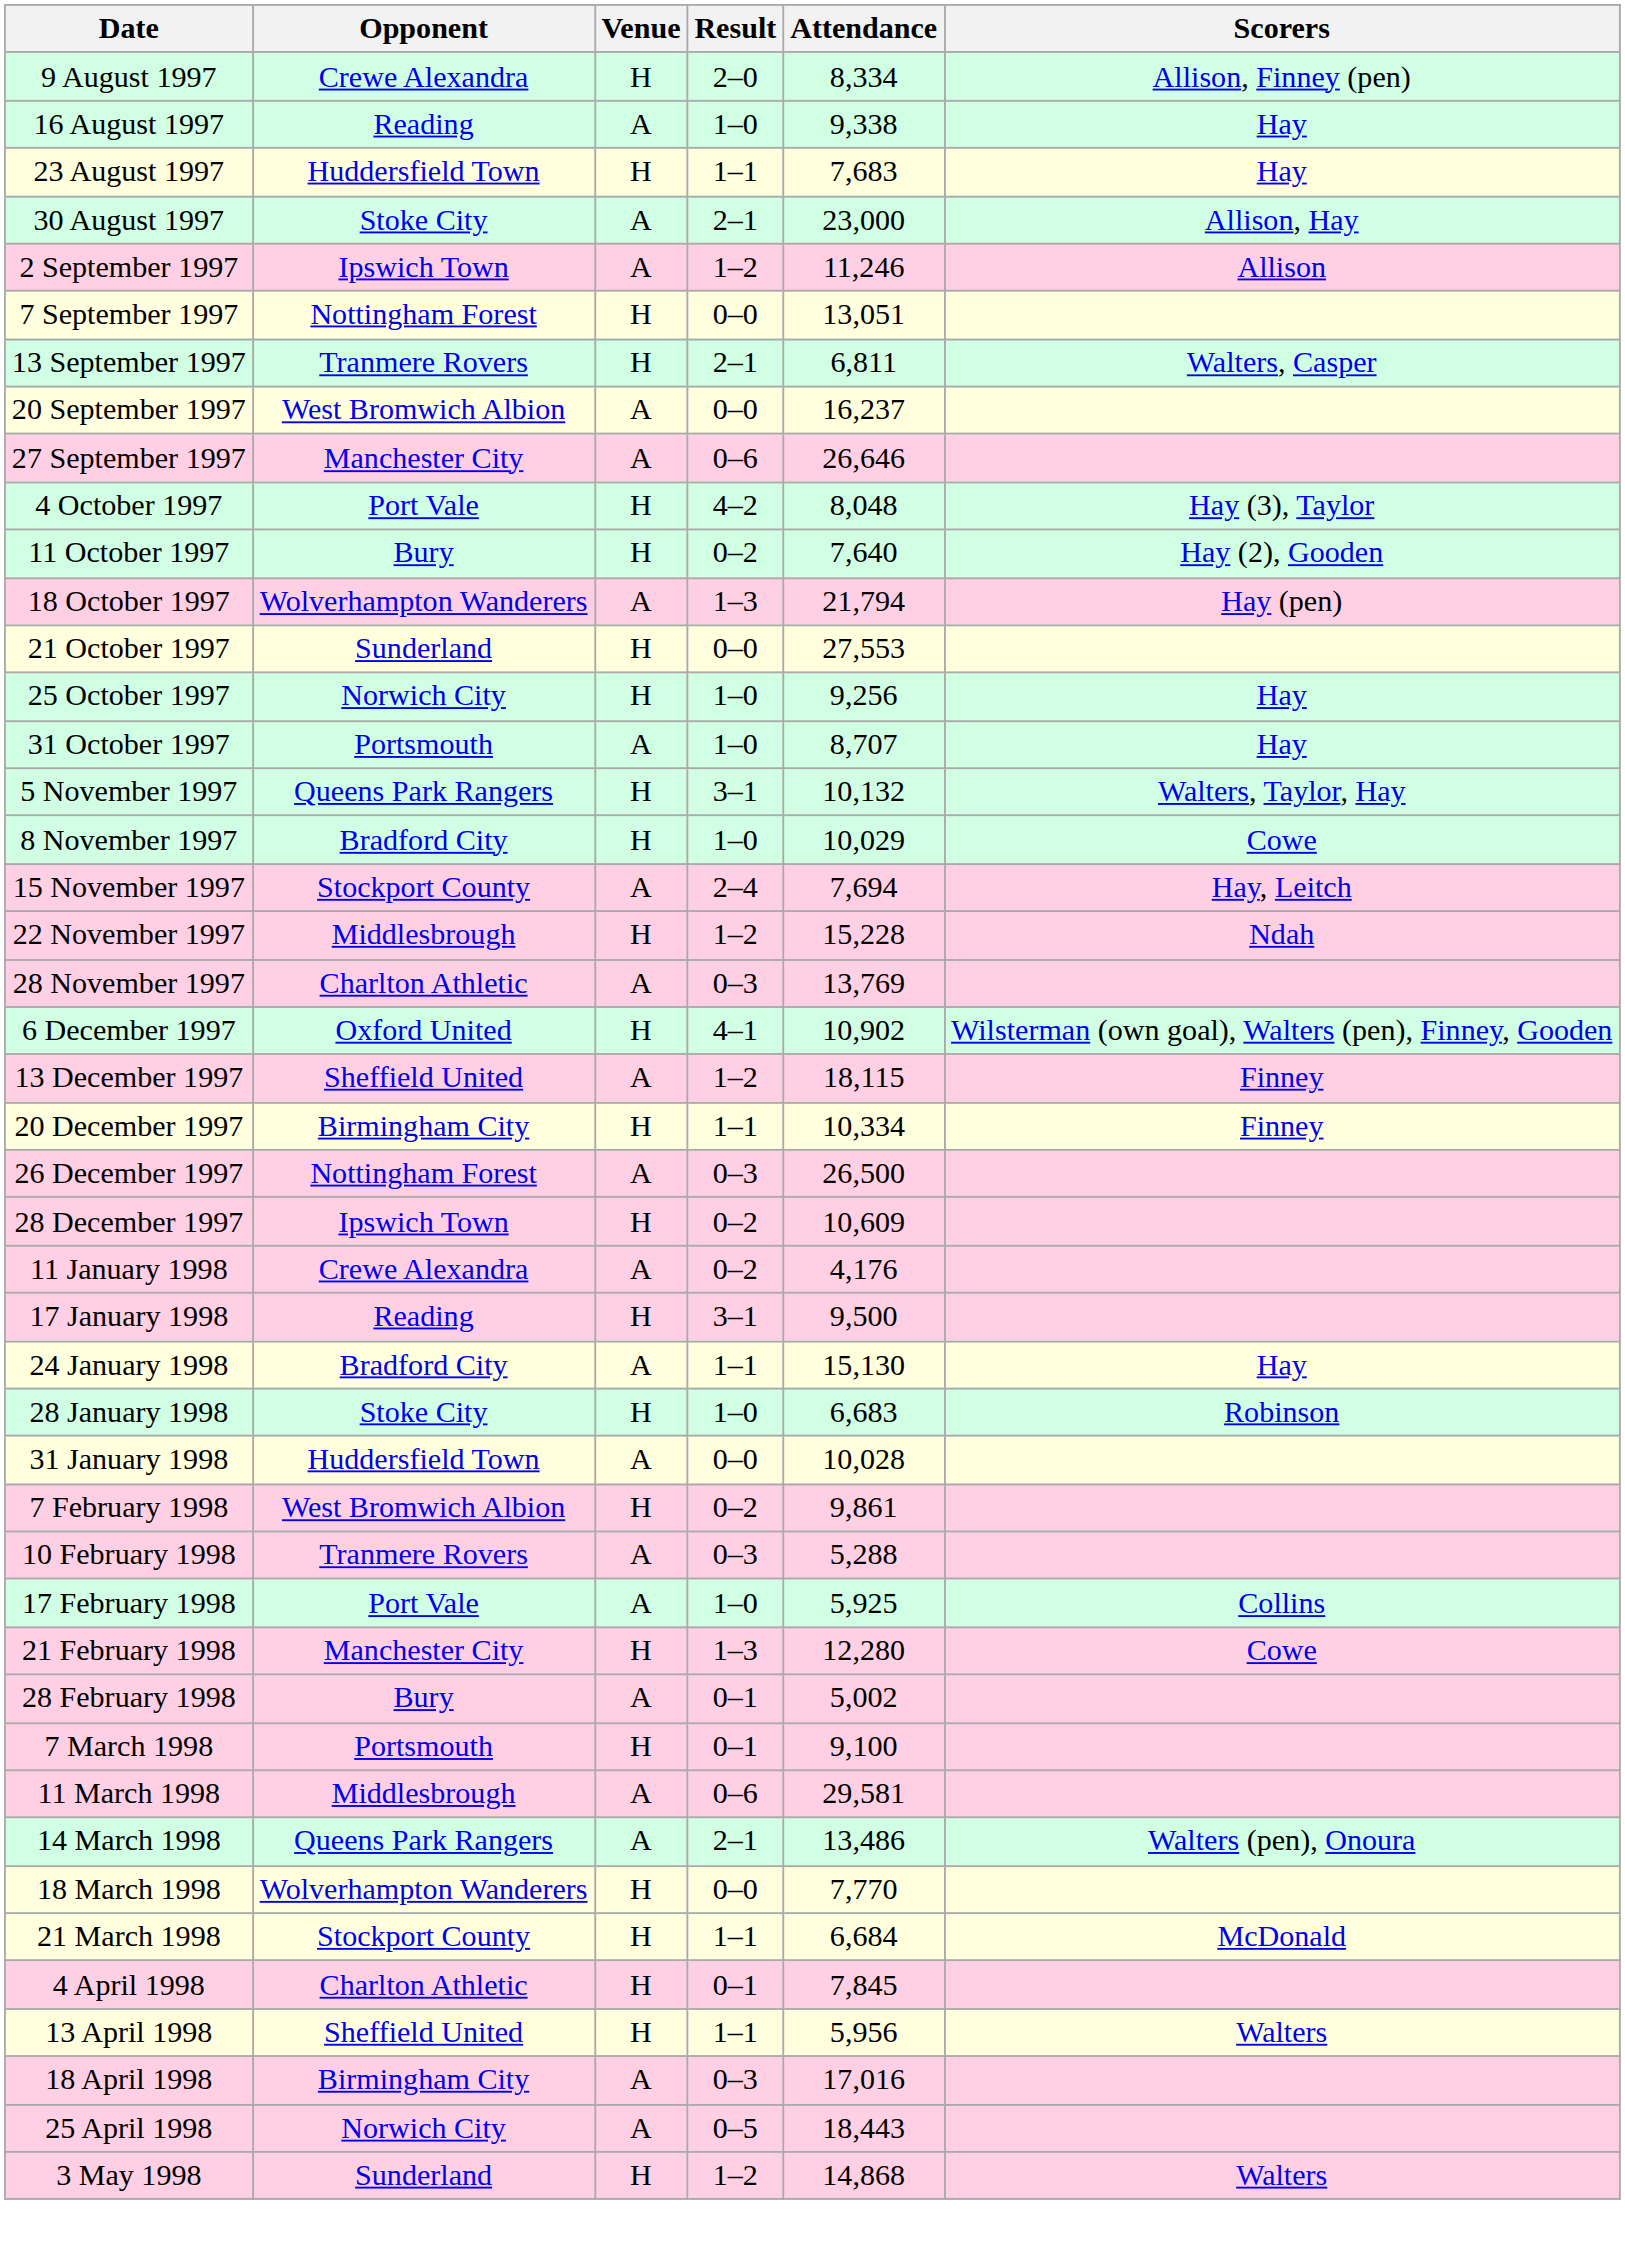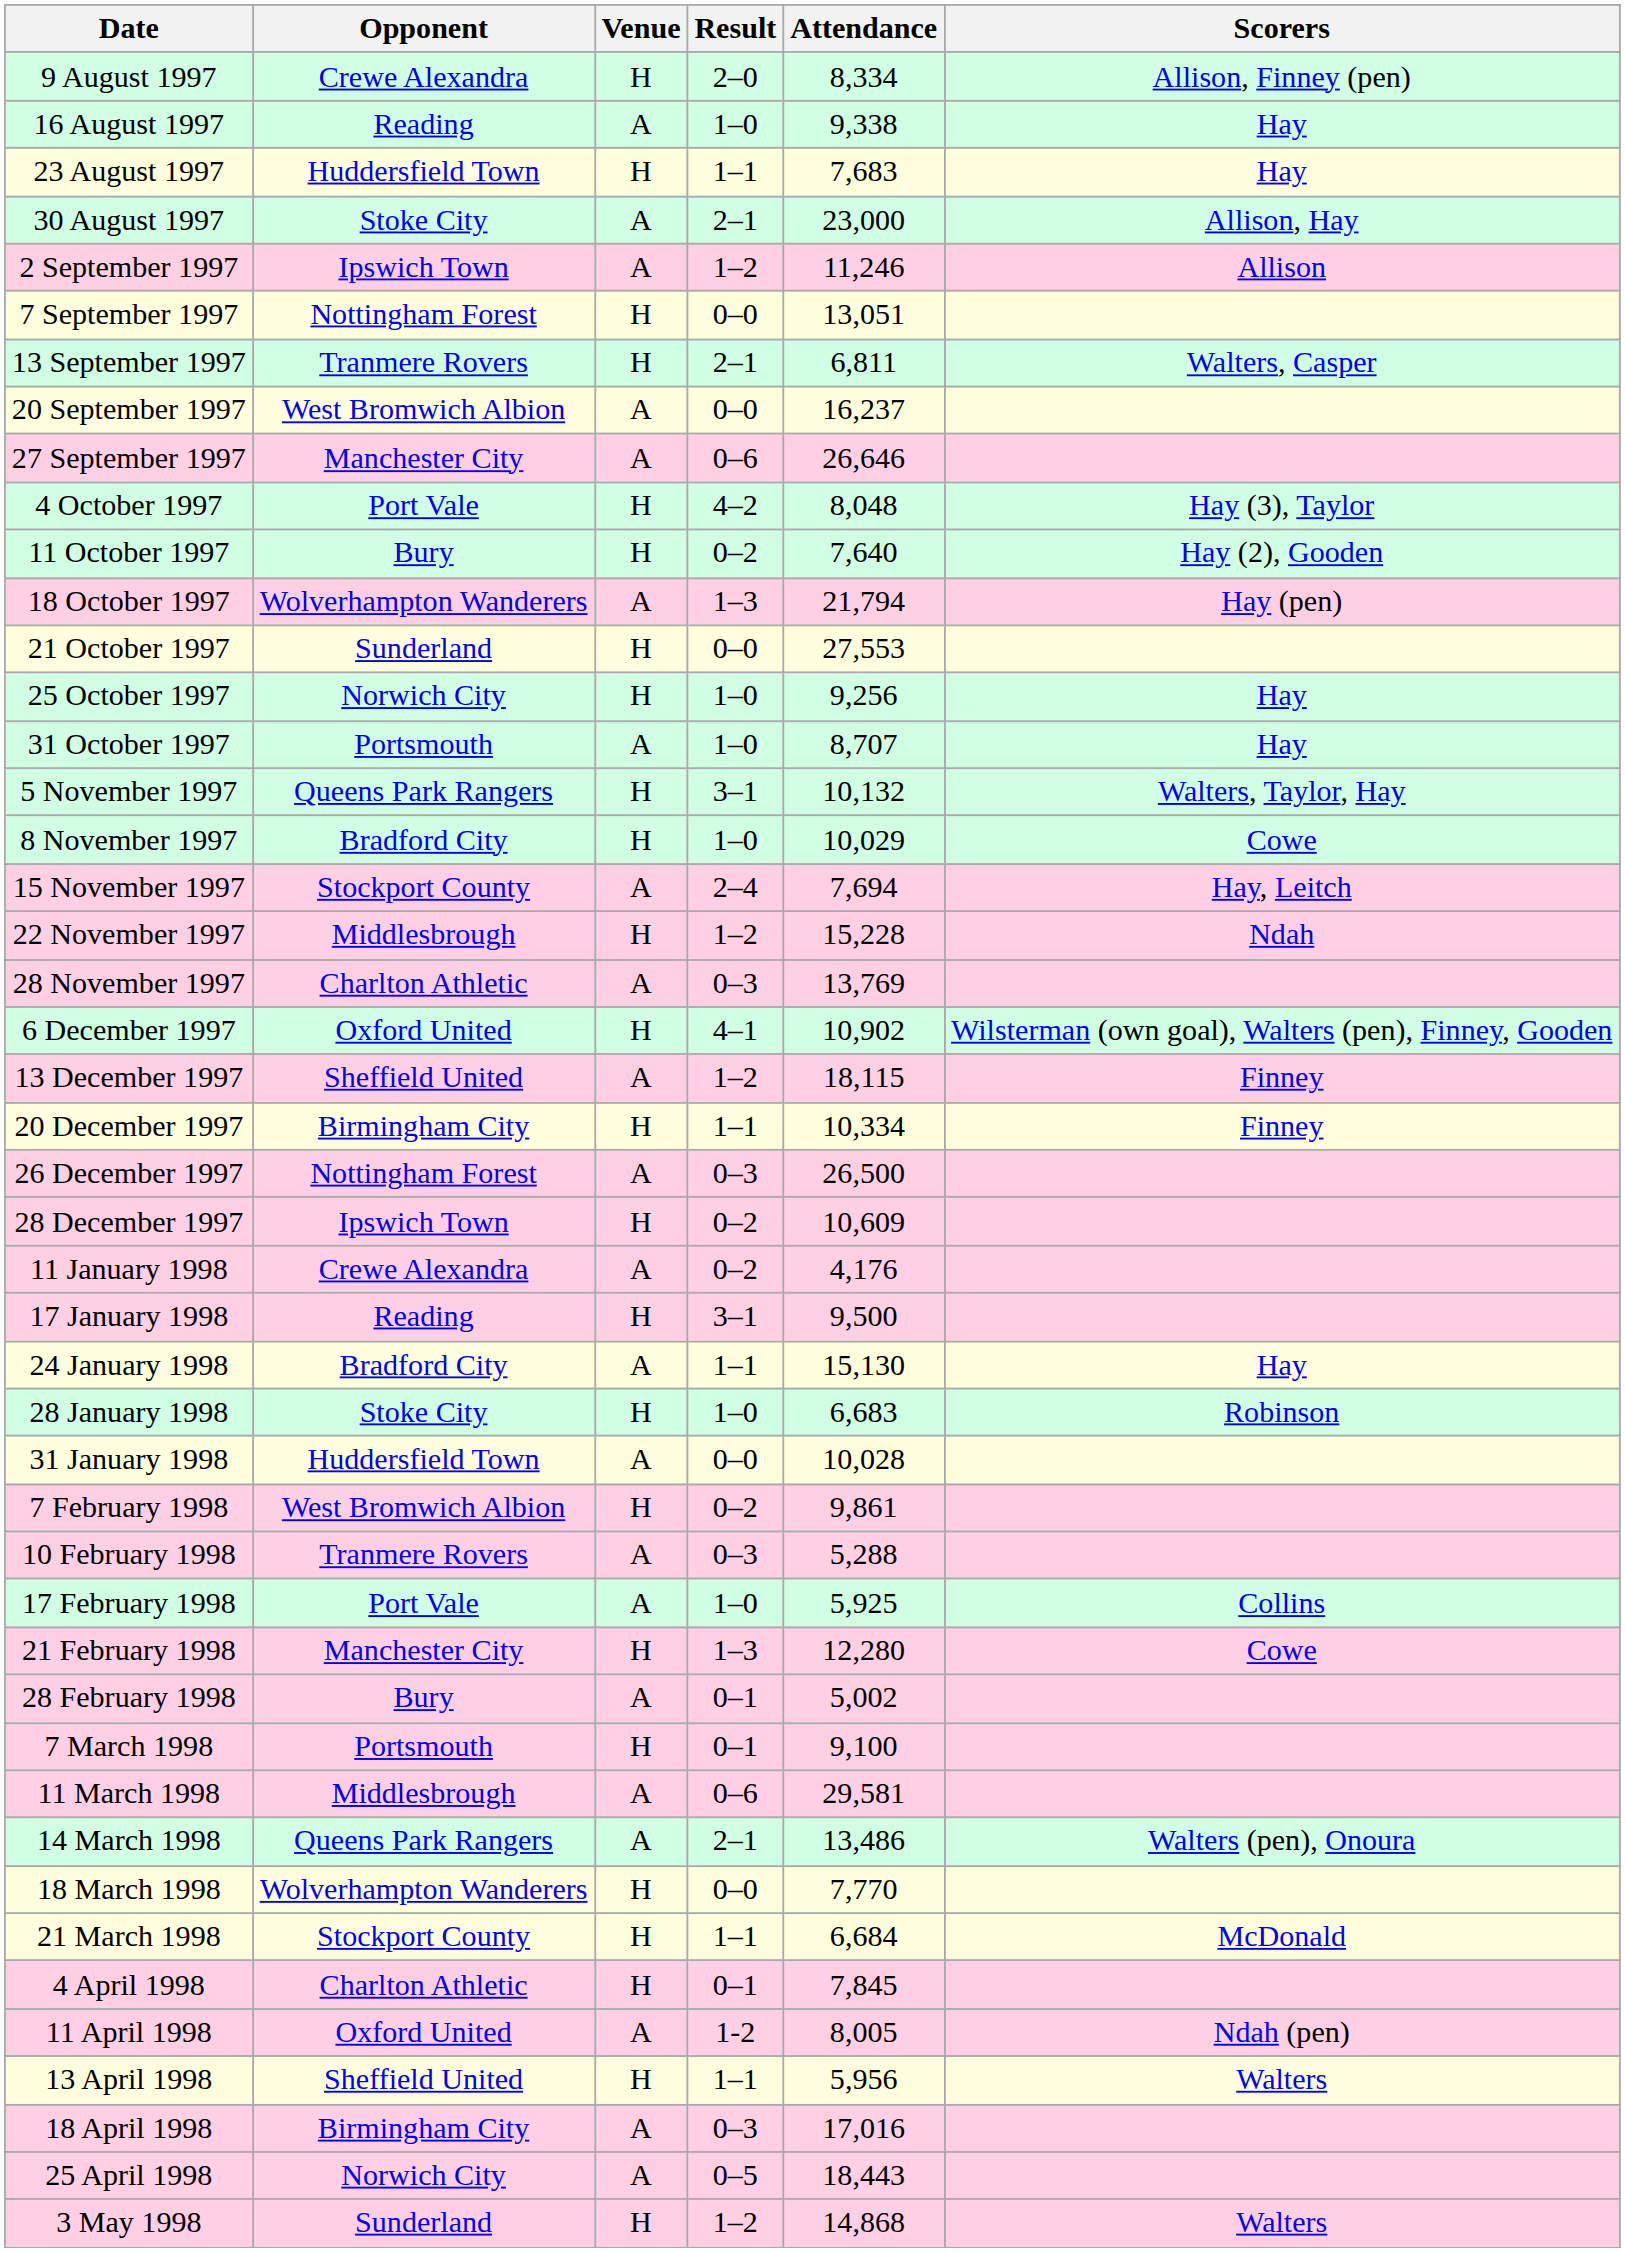+ row: (129, 2031)
